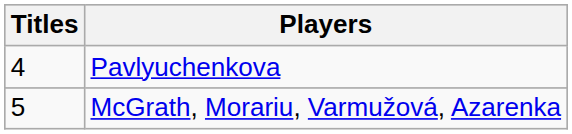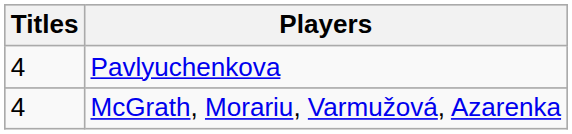(18, 107) 5 -> (18, 107) 4
